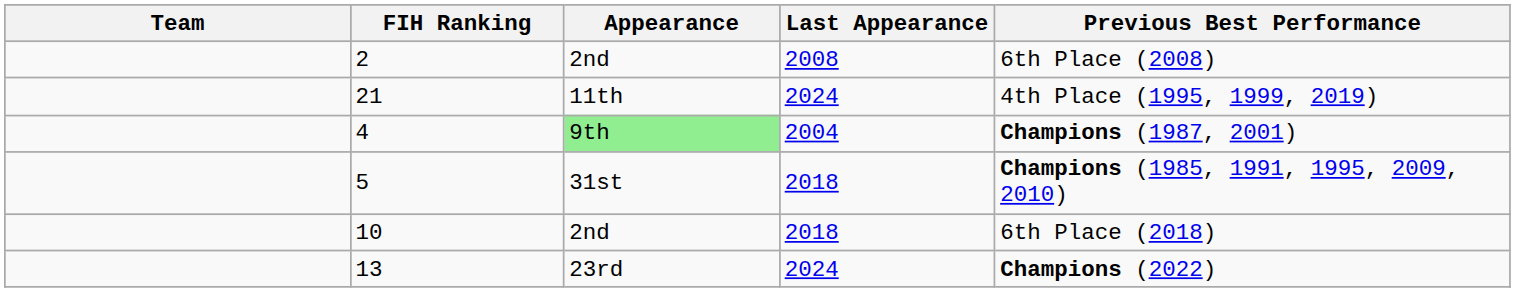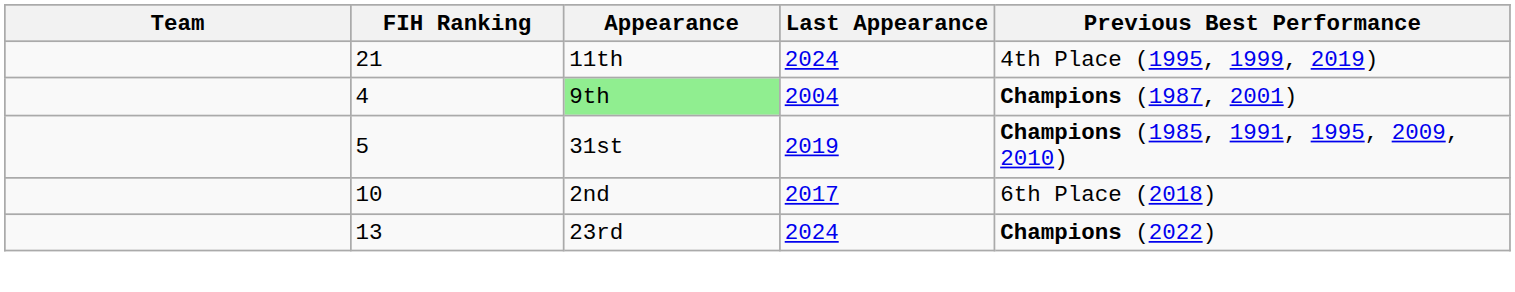- row: (362, 60)
(812, 183) 2018 -> (812, 146) 2019
(812, 232) 2018 -> (812, 196) 2017
